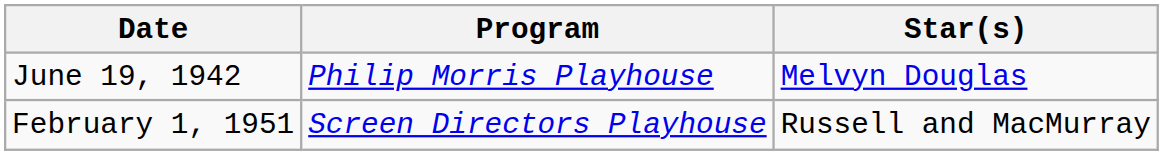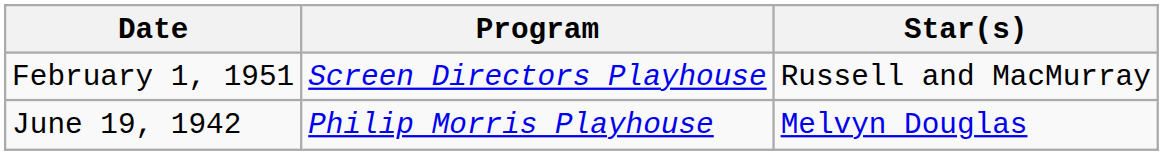rows swapped: (127, 77) <-> (153, 125)
